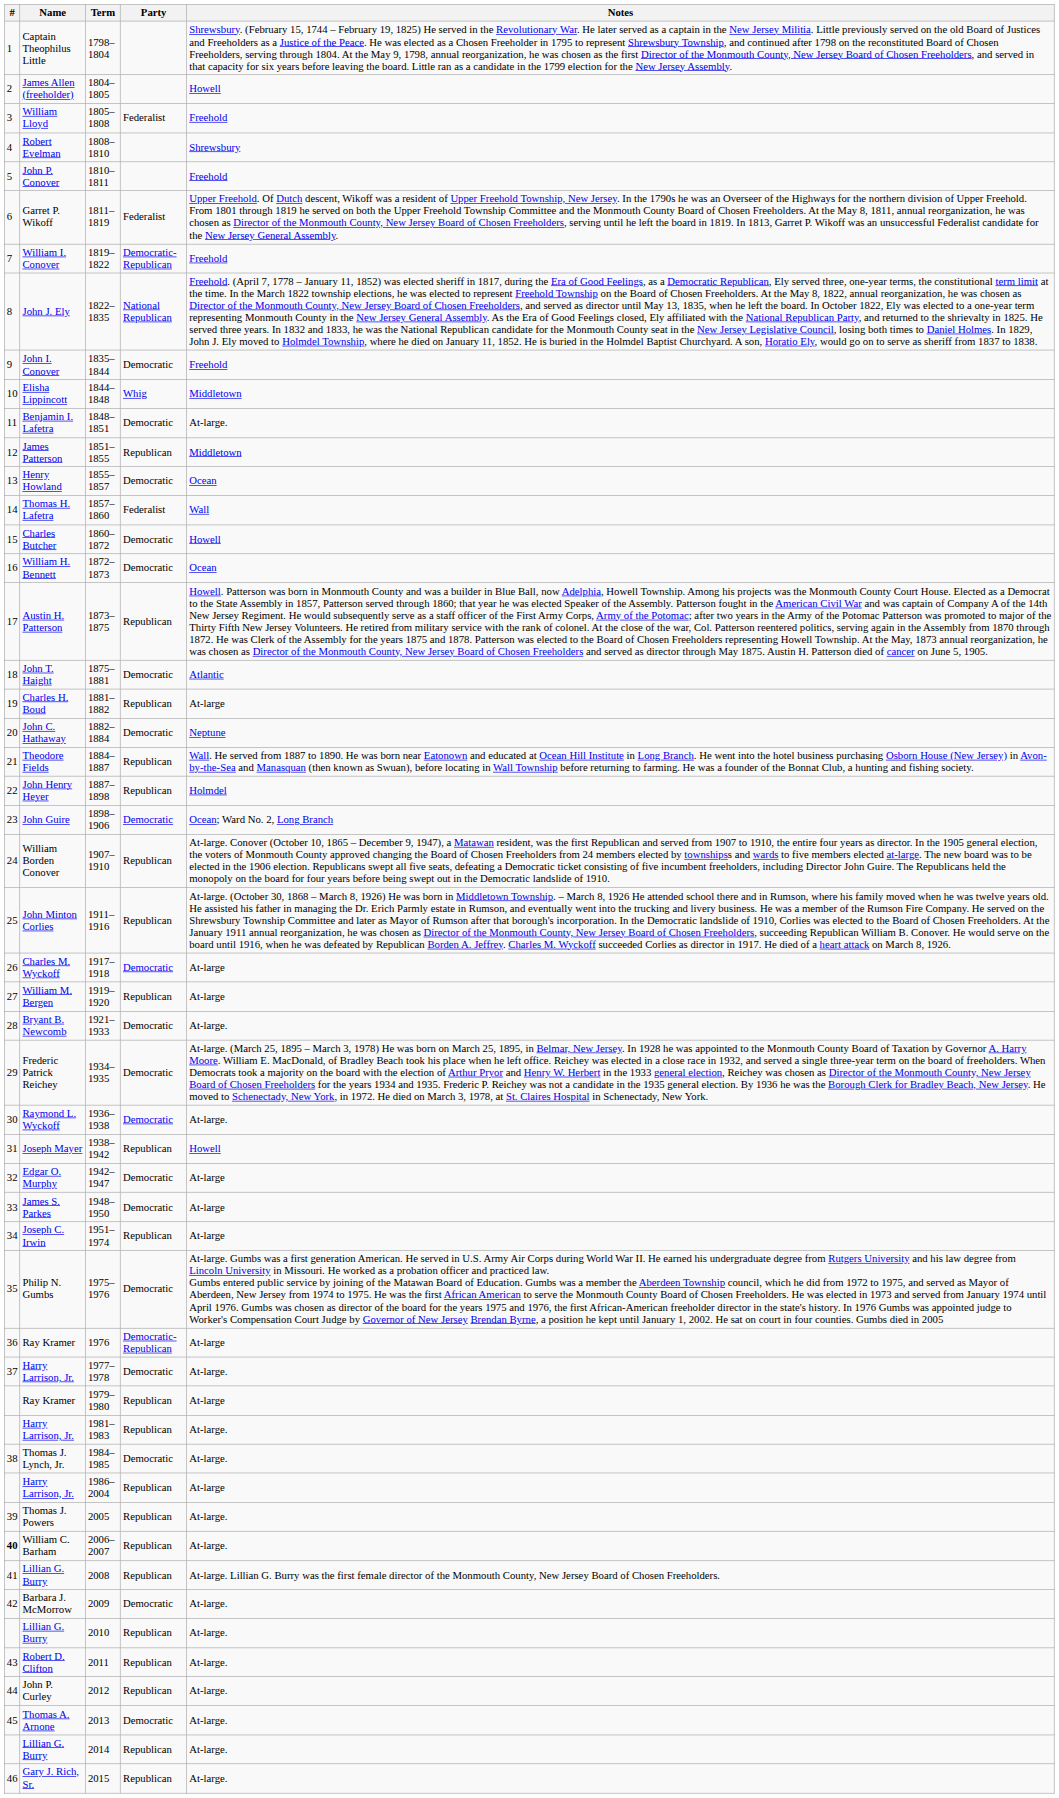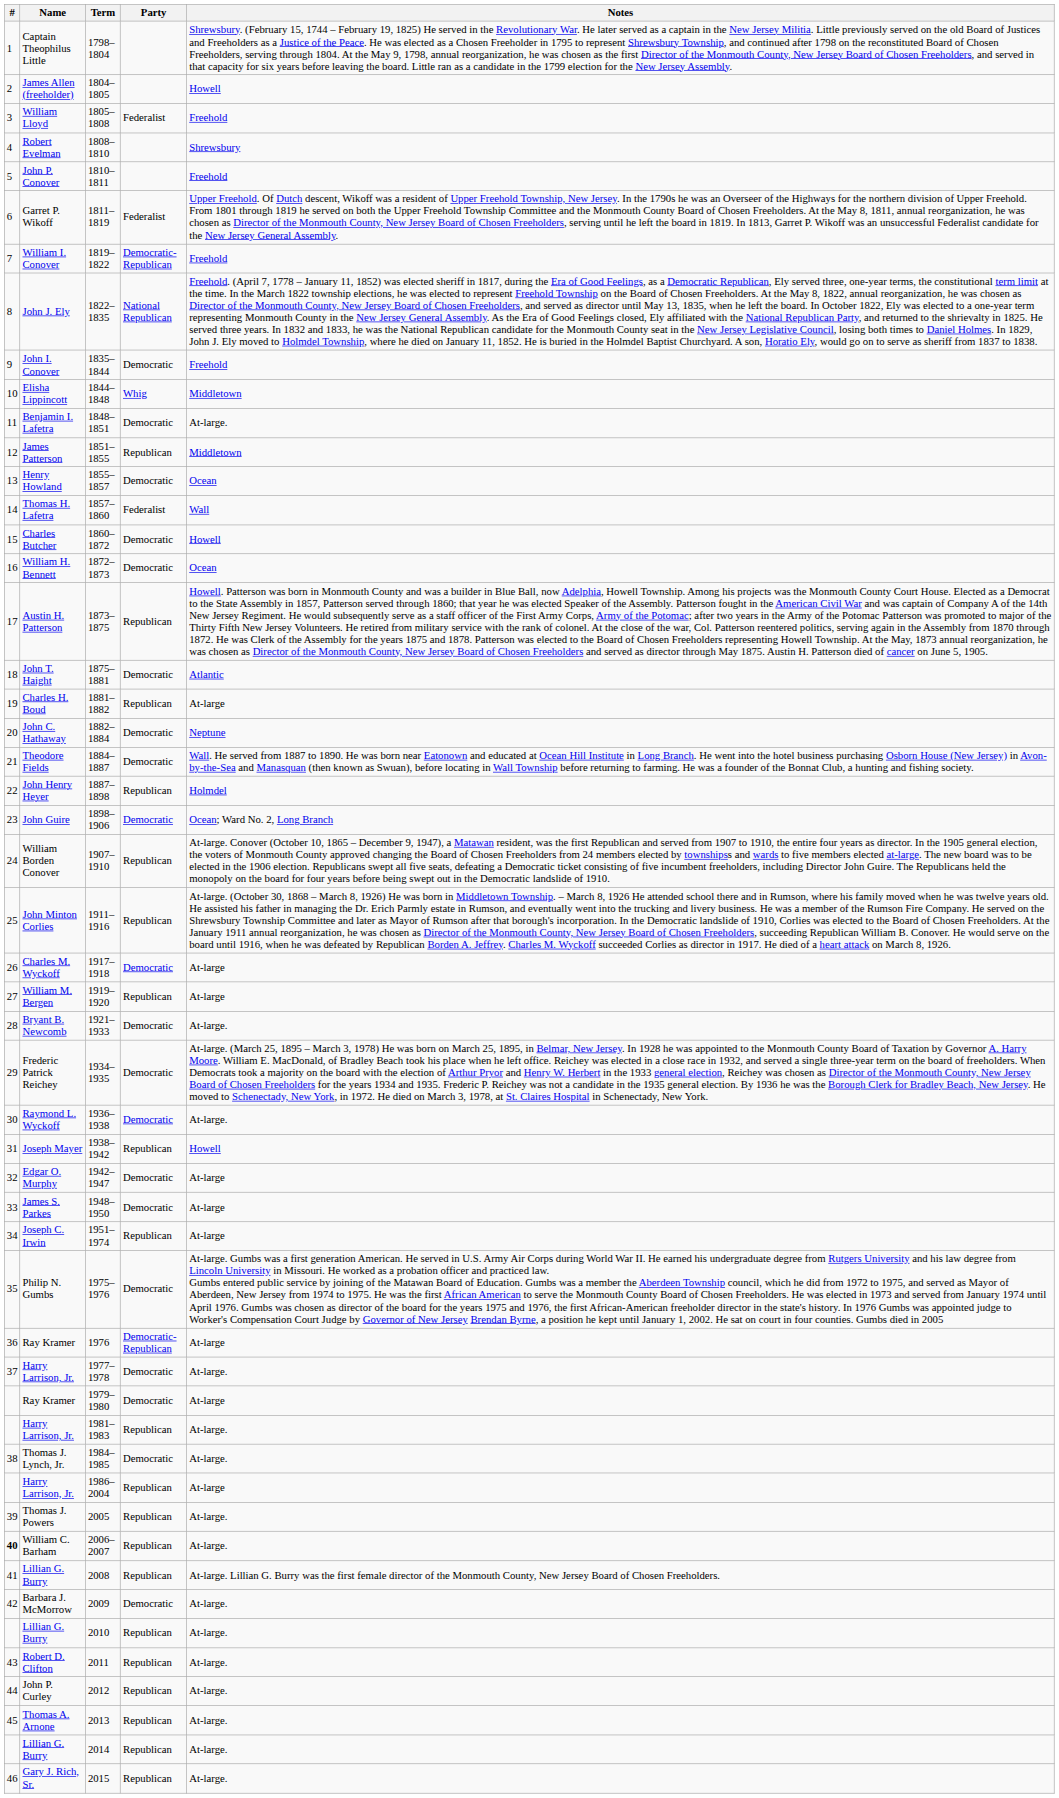(147, 761) Republican -> (148, 761) Democratic
(147, 1400) Republican -> (148, 1400) Democratic
(148, 1720) Democratic -> (147, 1720) Republican
